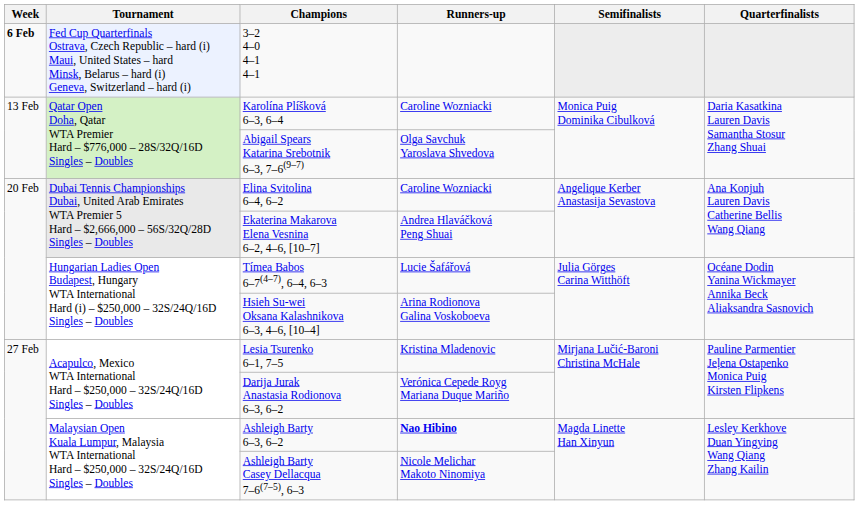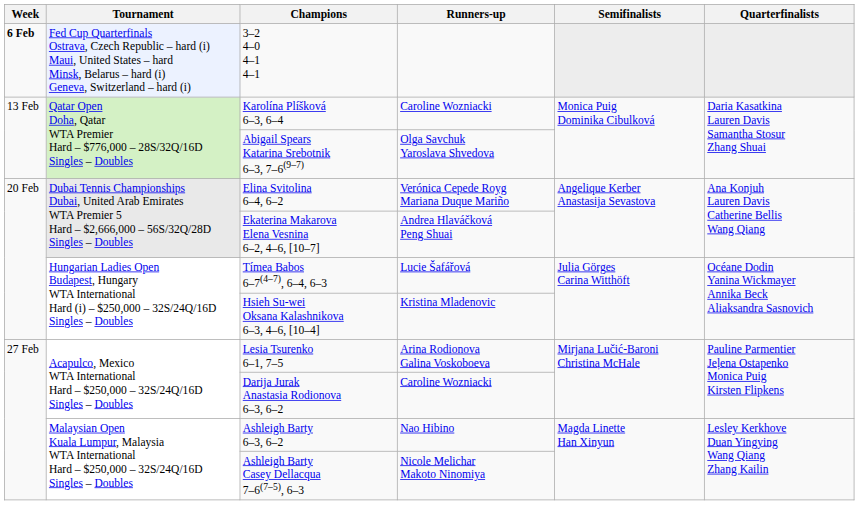(446, 188) Caroline Wozniacki -> (455, 195) Verónica Cepede Royg Mariana Duque Mariño
(445, 309) Arina Rodionova Galina Voskoboeva -> (448, 302) Kristina Mladenovic
(448, 349) Kristina Mladenovic -> (445, 355) Arina Rodionova Galina Voskoboeva
(455, 388) Verónica Cepede Royg Mariana Duque Mariño -> (446, 381) Caroline Wozniacki
(429, 428) bold -> (427, 428) normal
